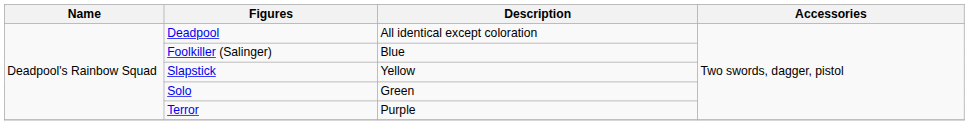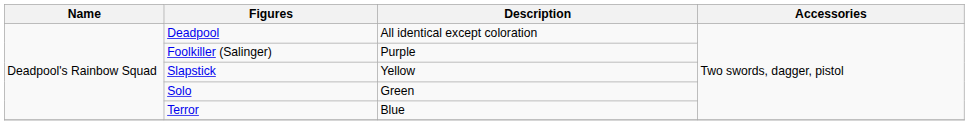(393, 52) Blue -> (398, 52) Purple
(398, 110) Purple -> (393, 110) Blue
